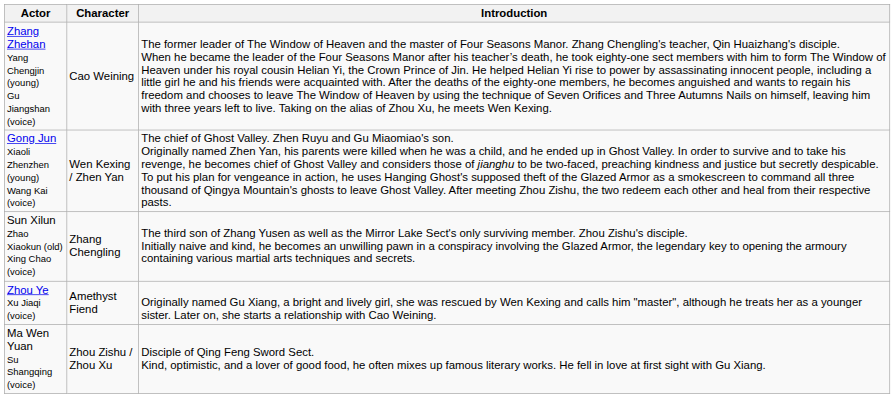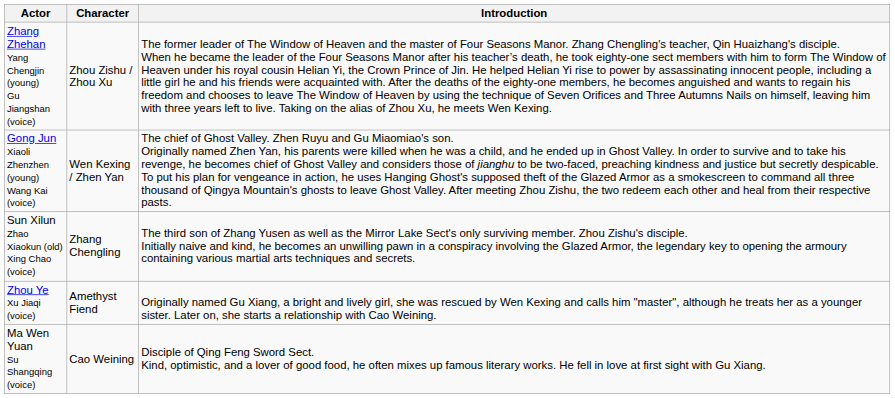(102, 76) Cao Weining -> (101, 76) Zhou Zishu / Zhou Xu
(101, 359) Zhou Zishu / Zhou Xu -> (102, 359) Cao Weining
